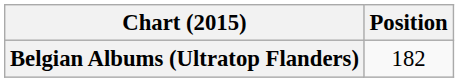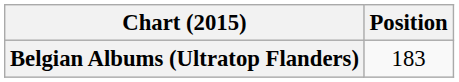(409, 58) 182 -> (409, 58) 183
